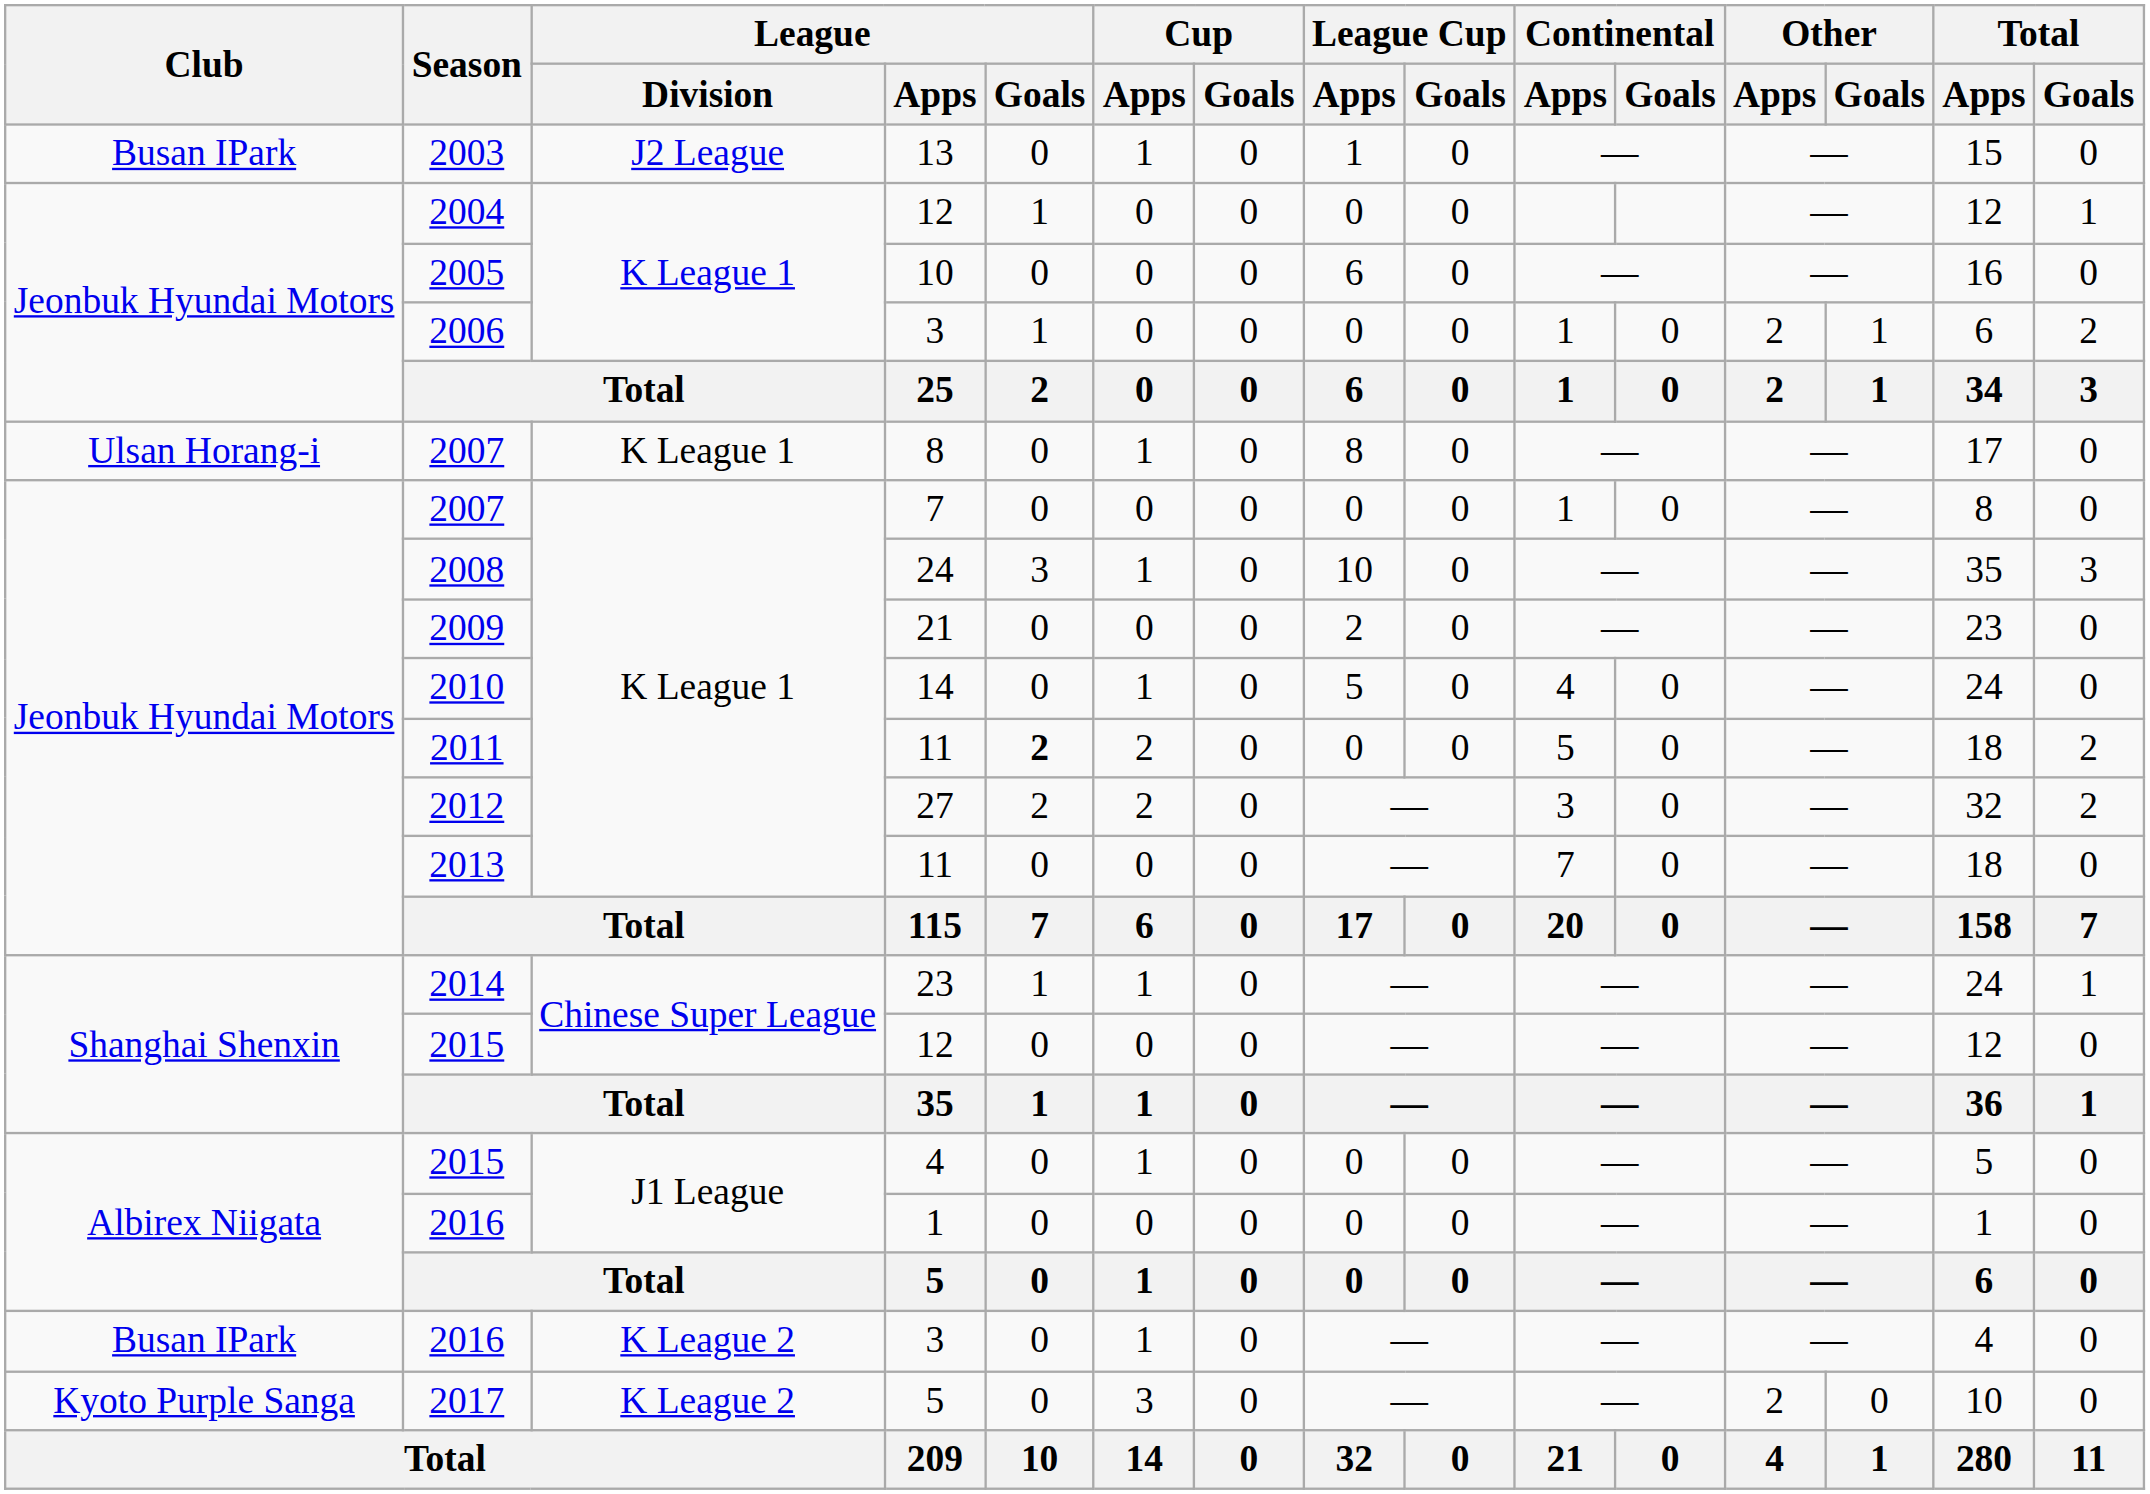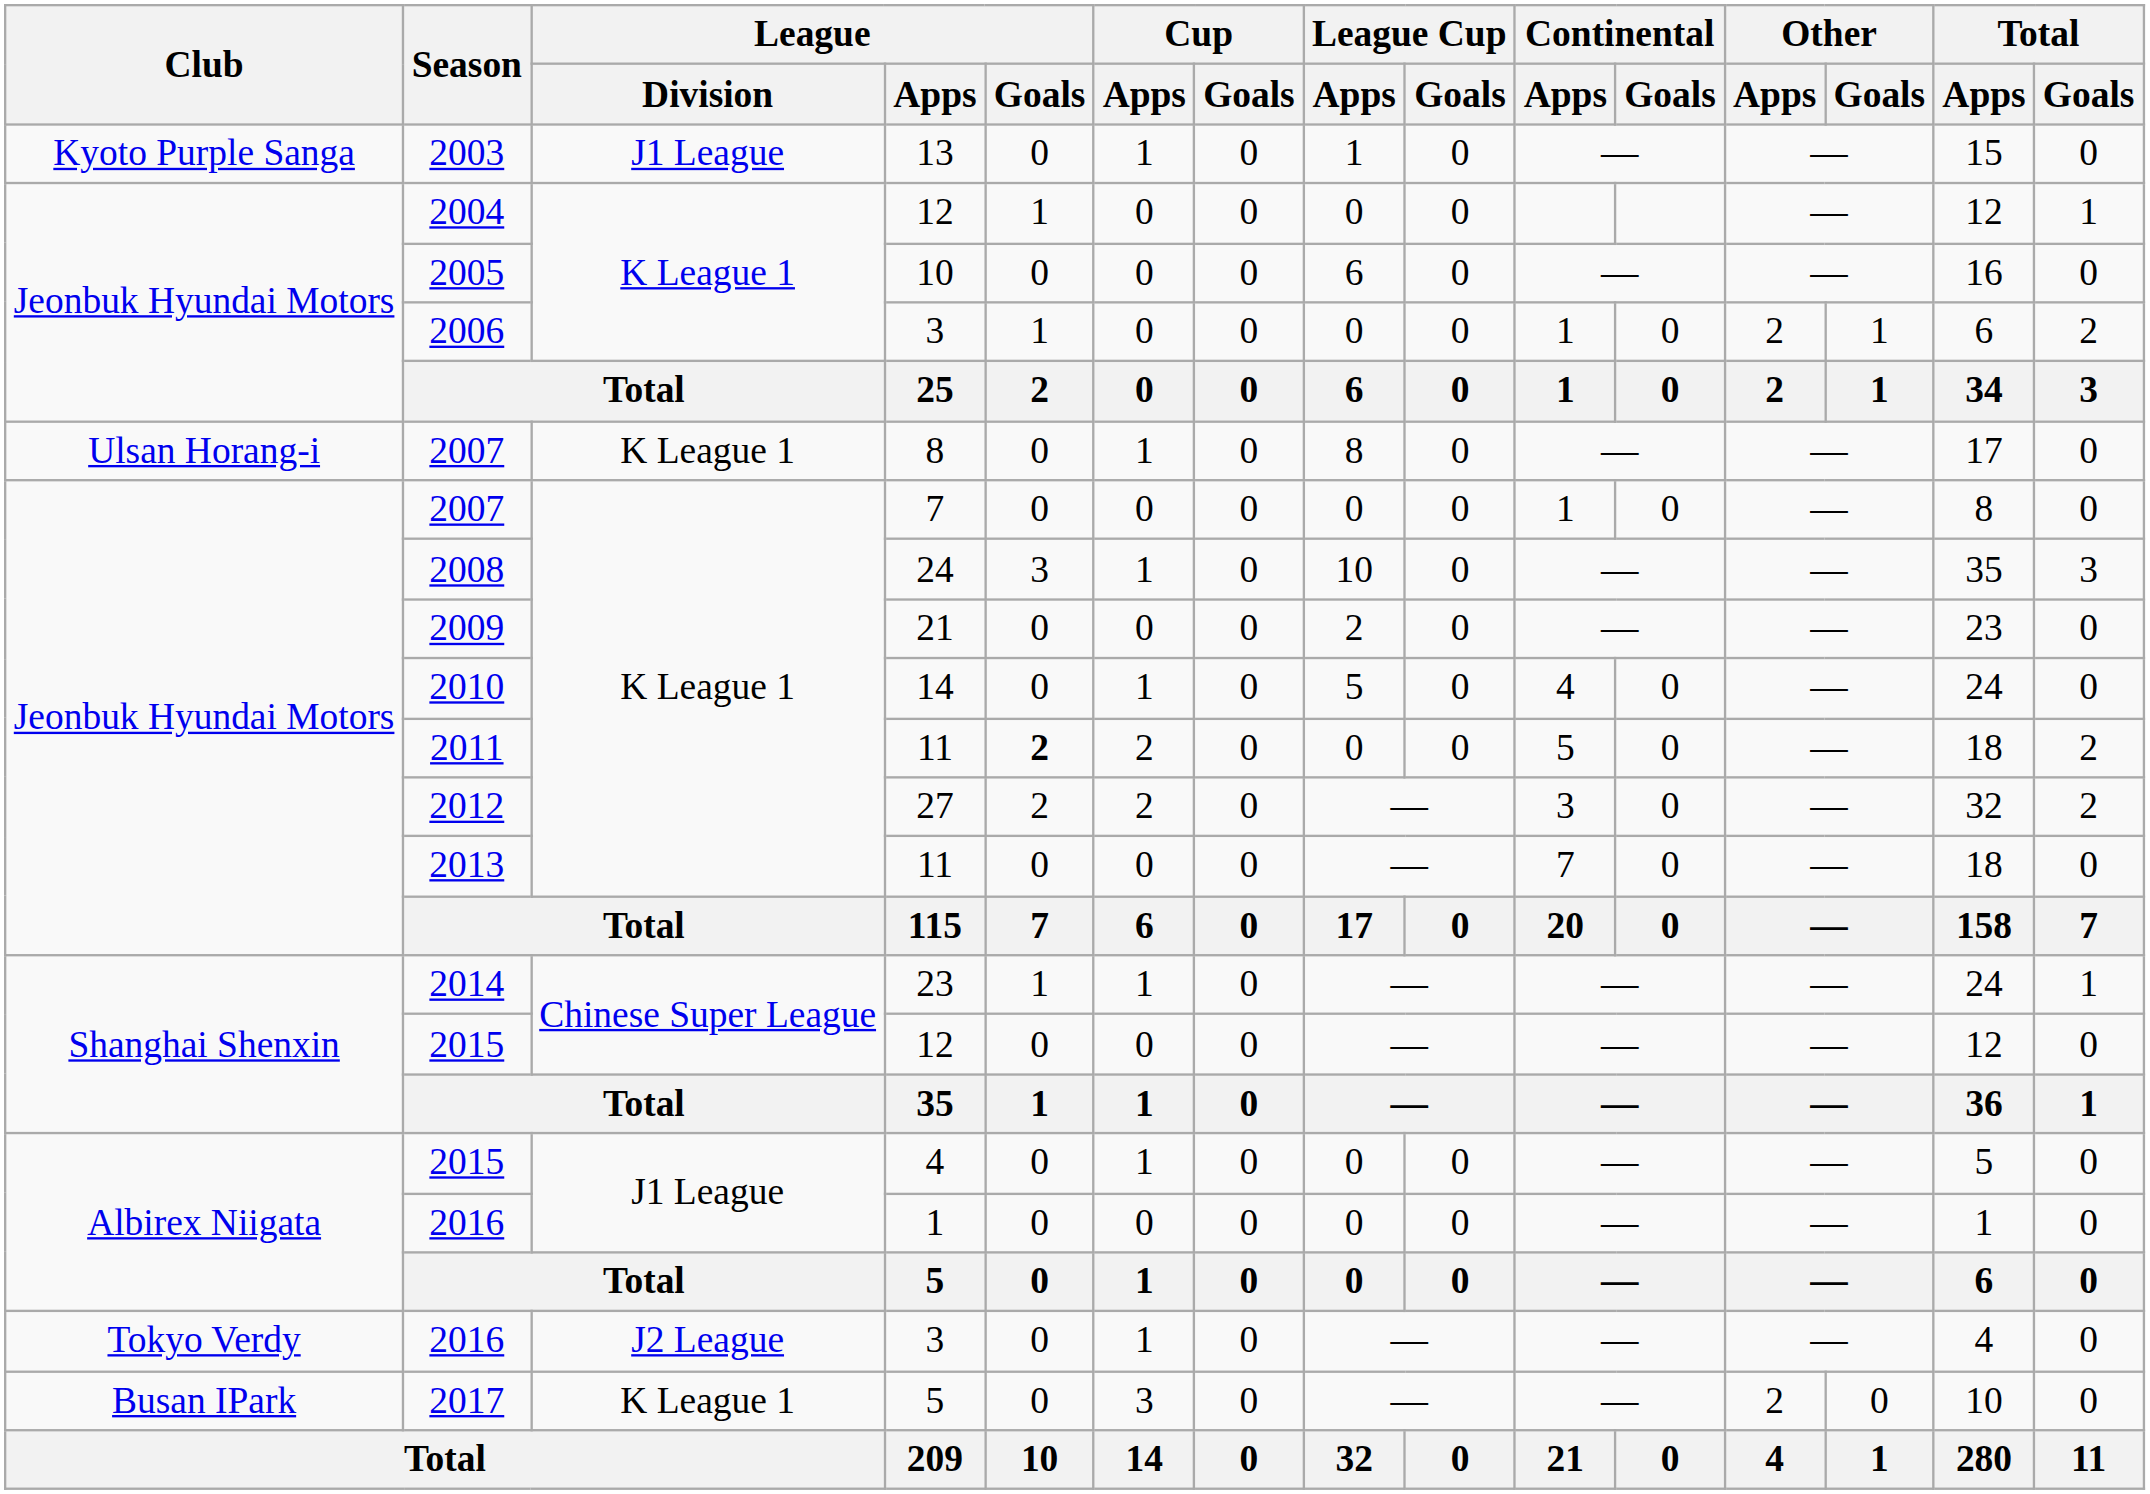(204, 152) Busan IPark -> (204, 152) Kyoto Purple Sanga
(708, 152) J2 League -> (708, 152) J1 League
(204, 1340) Busan IPark -> (204, 1340) Tokyo Verdy
(708, 1340) K League 2 -> (708, 1340) J2 League
(204, 1399) Kyoto Purple Sanga -> (204, 1399) Busan IPark
(708, 1399) K League 2 -> (708, 1399) K League 1
